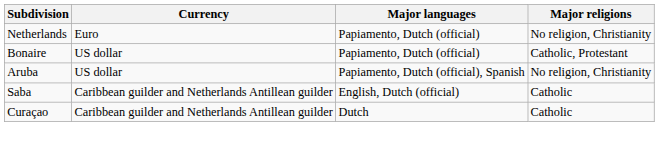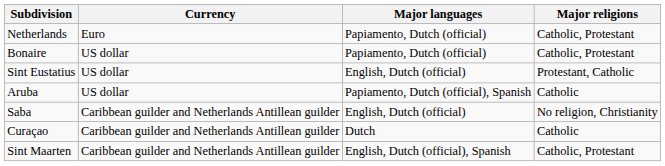(591, 33) No religion, Christianity -> (586, 33) Catholic, Protestant
+ row: (41, 72)
(591, 72) No religion, Christianity -> (558, 92) Catholic
(551, 92) Catholic -> (597, 111) No religion, Christianity
+ row: (39, 151)
